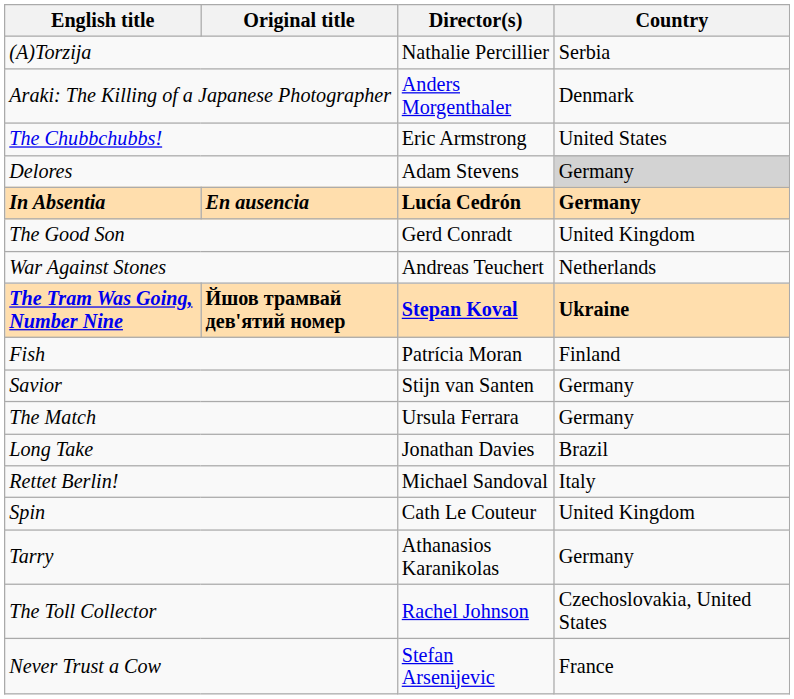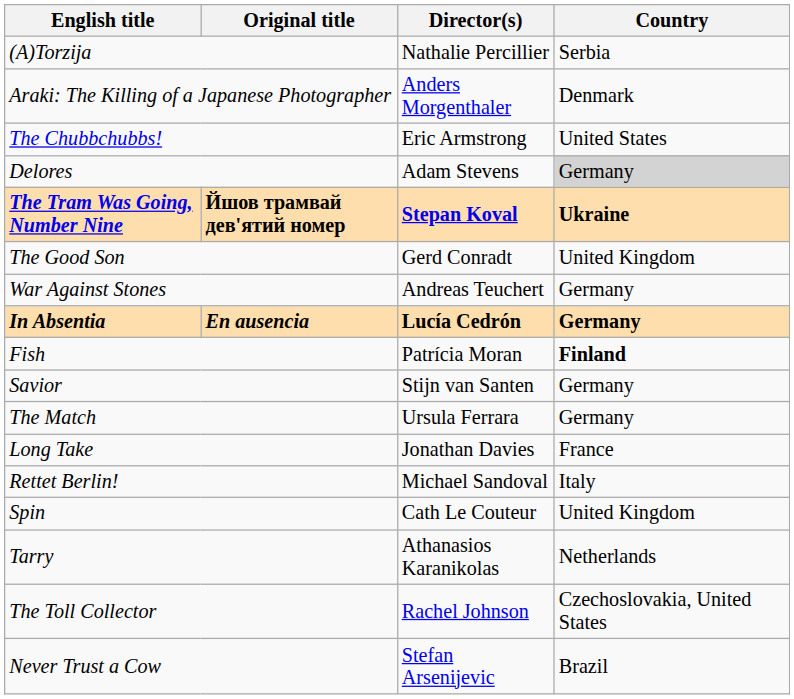rows swapped: (57, 203) <-> (101, 310)
(607, 266) Netherlands -> (596, 289) Germany
(590, 353) normal -> (592, 353) bold
(583, 449) Brazil -> (586, 449) France
(596, 556) Germany -> (607, 556) Netherlands
(586, 666) France -> (583, 666) Brazil
